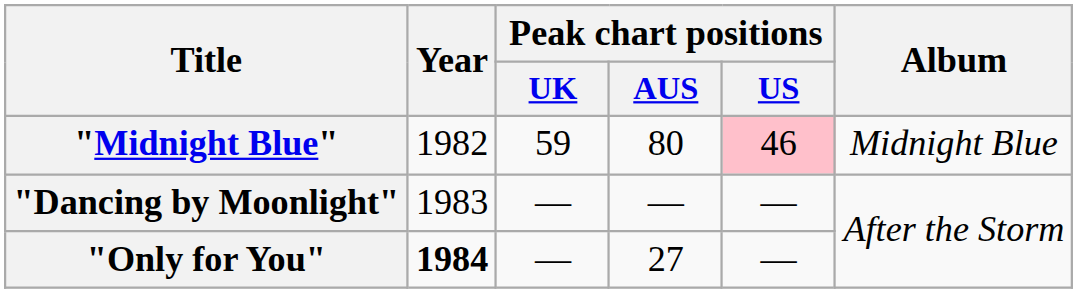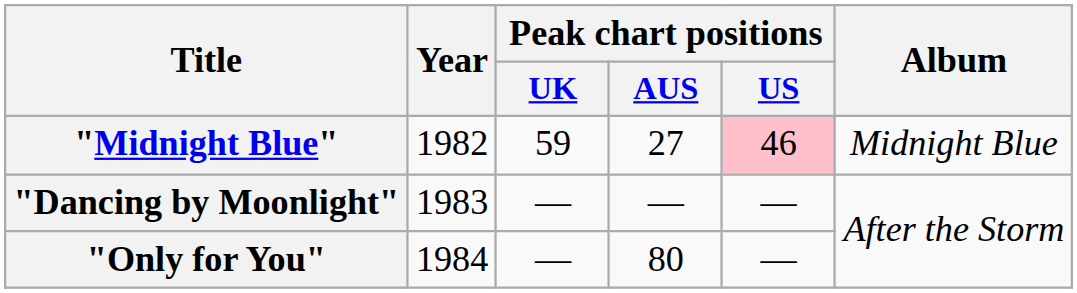(666, 144) 80 -> (666, 144) 27
(452, 258) bold -> (452, 258) normal
(666, 258) 27 -> (666, 258) 80
